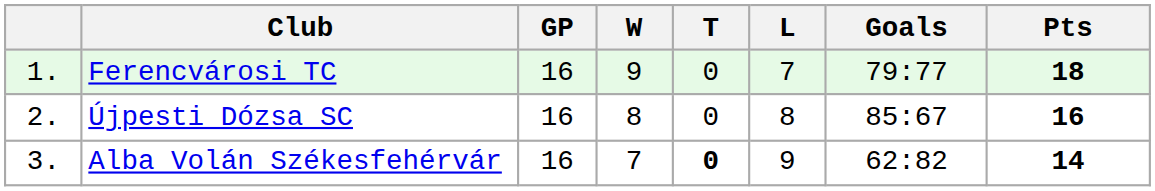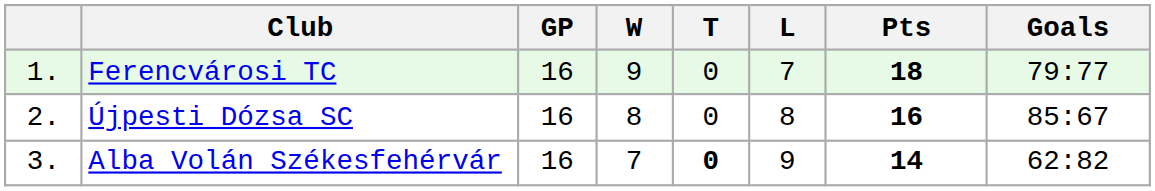columns swapped: (907, 28) <-> (1068, 28)
